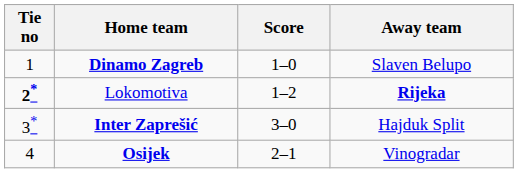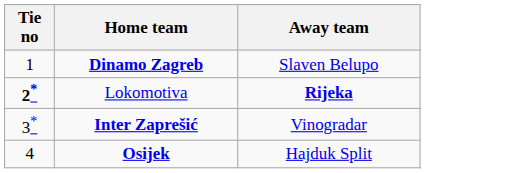- column: (284, 27)
(421, 124) Hajduk Split -> (329, 124) Vinogradar
(421, 153) Vinogradar -> (329, 153) Hajduk Split
